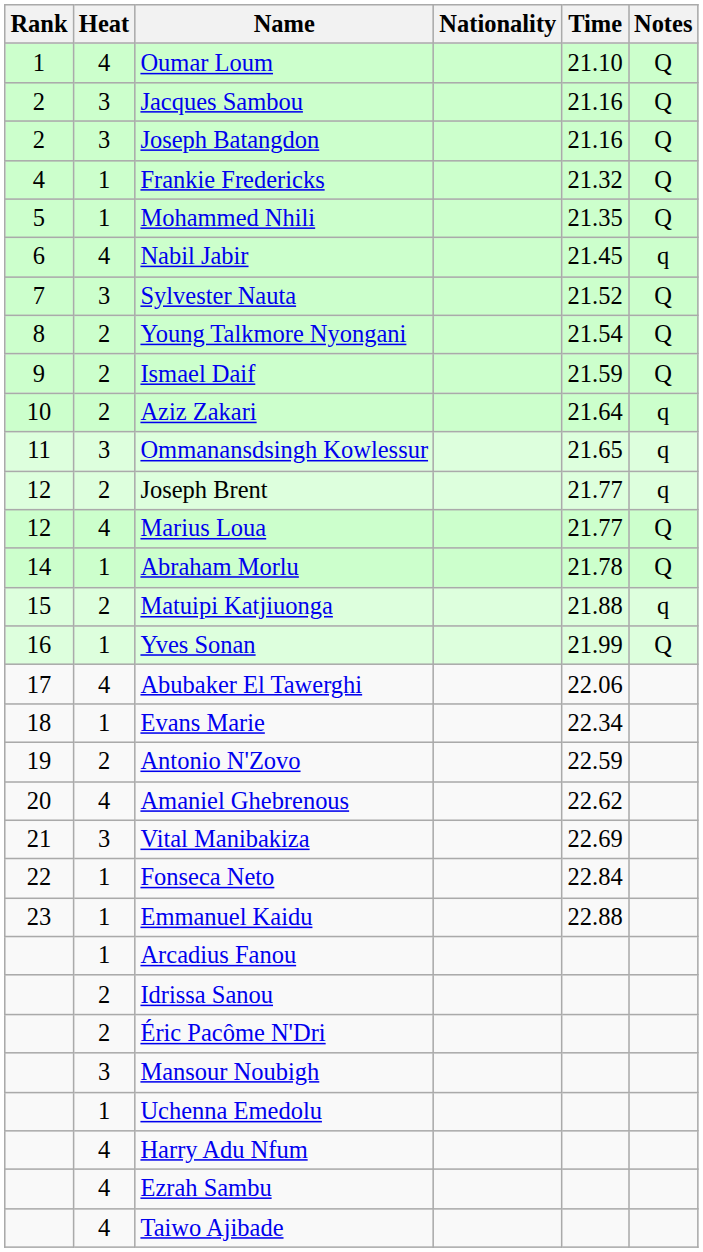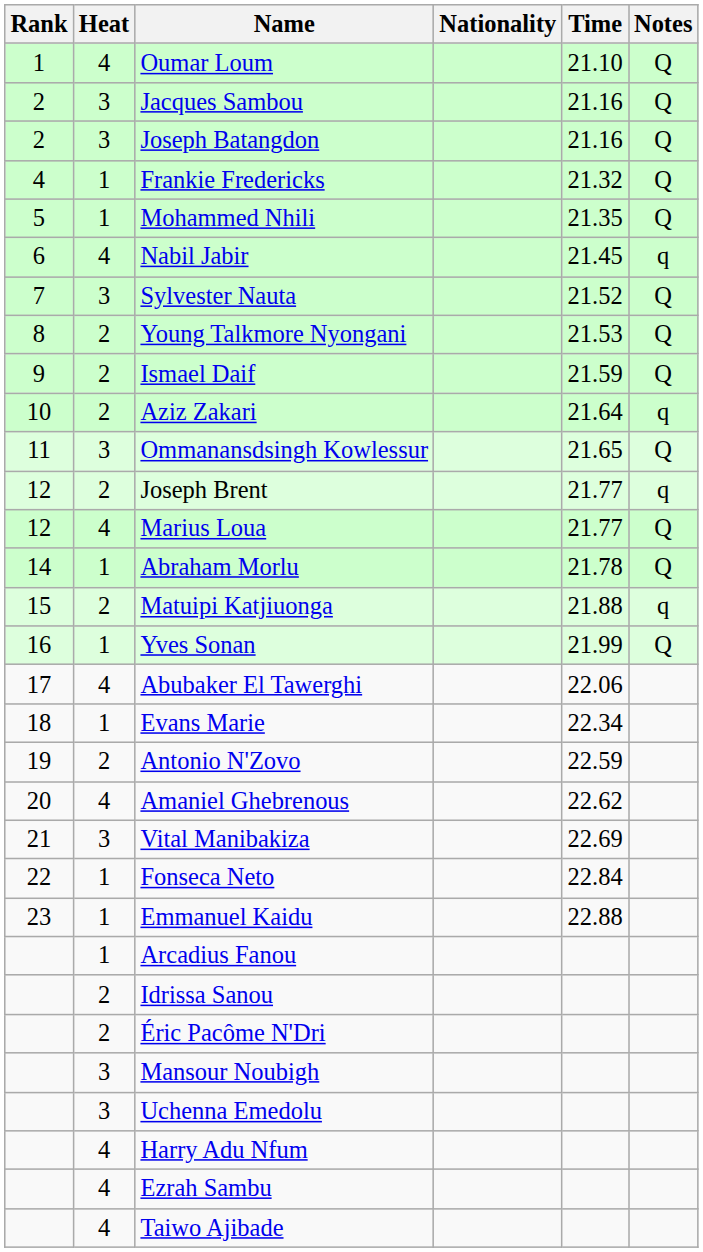(595, 334) 21.54 -> (595, 334) 21.53
(663, 450) q -> (663, 450) Q
(104, 1110) 1 -> (104, 1110) 3
